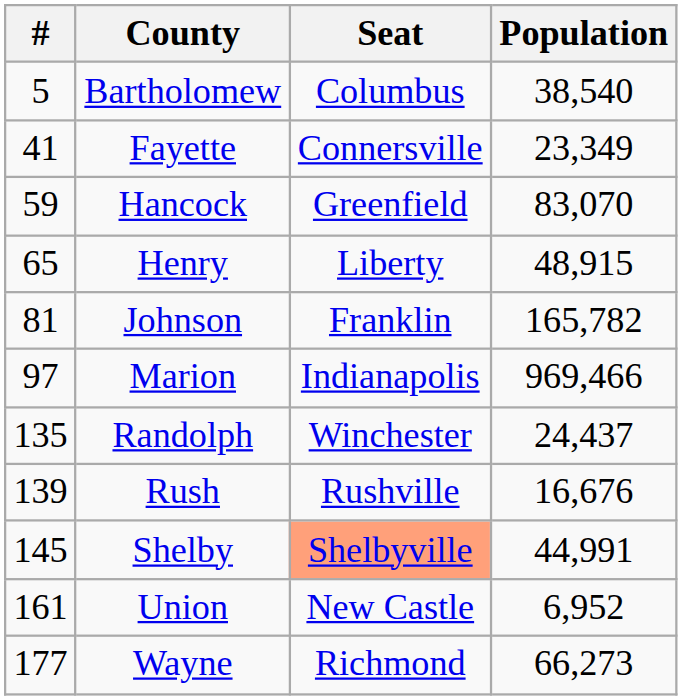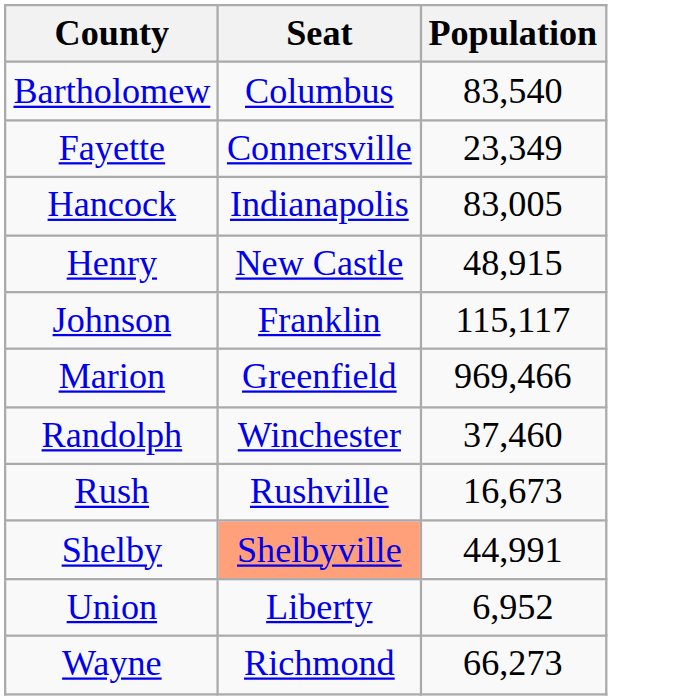- column: (41, 33)
(584, 90) 38,540 -> (513, 90) 83,540
(390, 205) Greenfield -> (319, 205) Indianapolis
(584, 205) 83,070 -> (513, 205) 83,005
(390, 262) Liberty -> (319, 262) New Castle
(584, 319) 165,782 -> (513, 319) 115,117
(390, 377) Indianapolis -> (319, 377) Greenfield
(584, 434) 24,437 -> (513, 434) 37,460
(584, 491) 16,676 -> (513, 491) 16,673
(390, 606) New Castle -> (319, 606) Liberty
